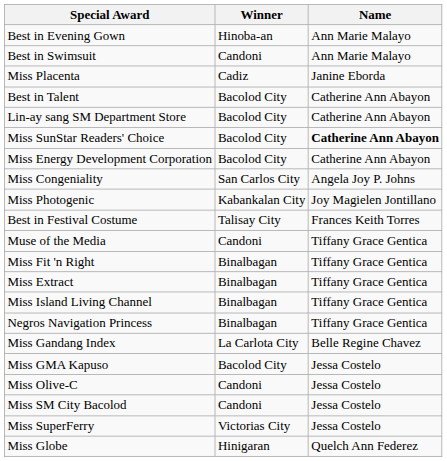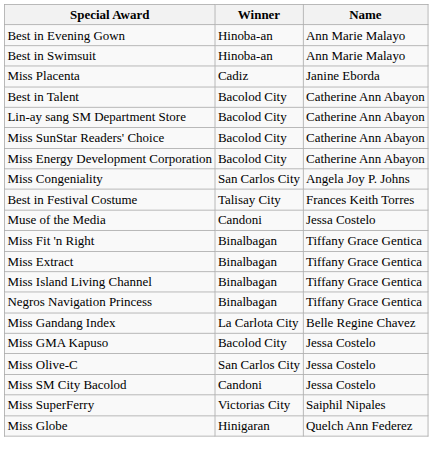(240, 55) Candoni -> (245, 55) Hinoba-an
(375, 138) bold -> (365, 138) normal
- row: (51, 199)
(369, 240) Tiffany Grace Gentica -> (341, 220) Jessa Costelo
(240, 384) Candoni -> (259, 364) San Carlos City
(346, 425) Jessa Costelo -> (346, 405) Saiphil Nipales
